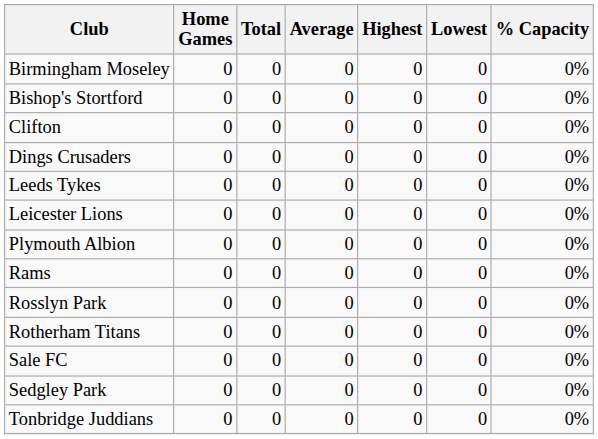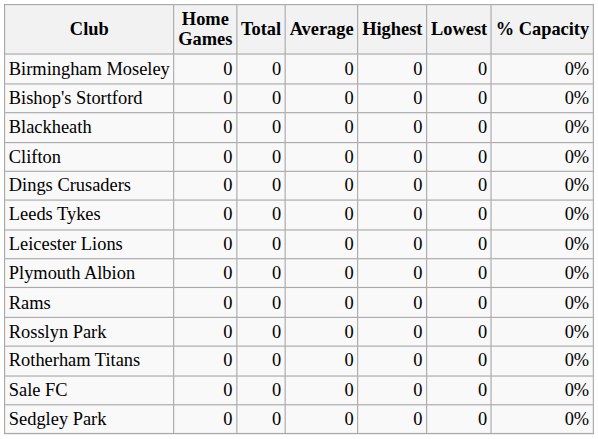+ row: (50, 127)
- row: (81, 419)
